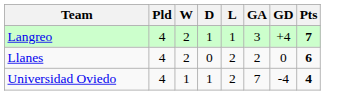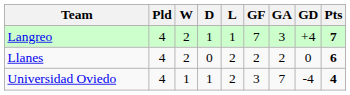+ column: (256, 15)
